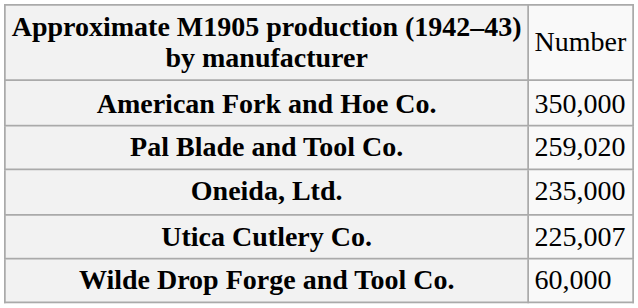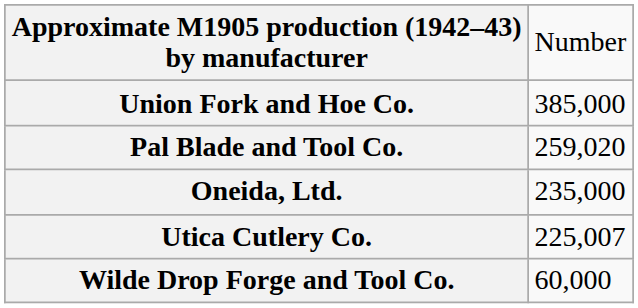+ row: (267, 102)
- row: (267, 102)
